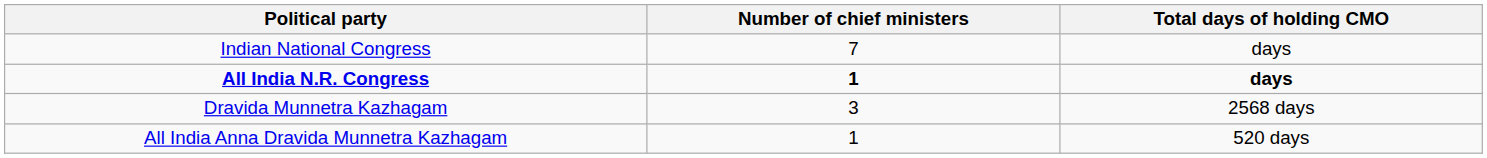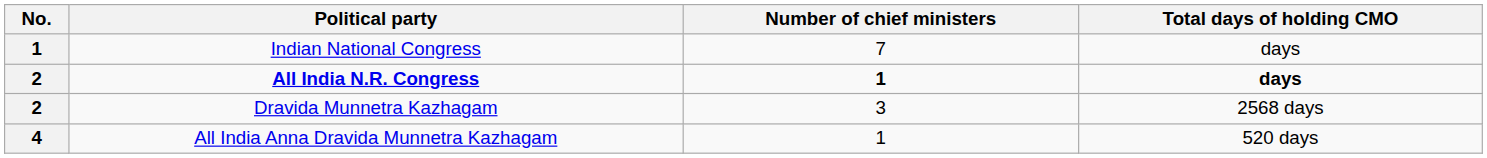+ column: (37, 19)
